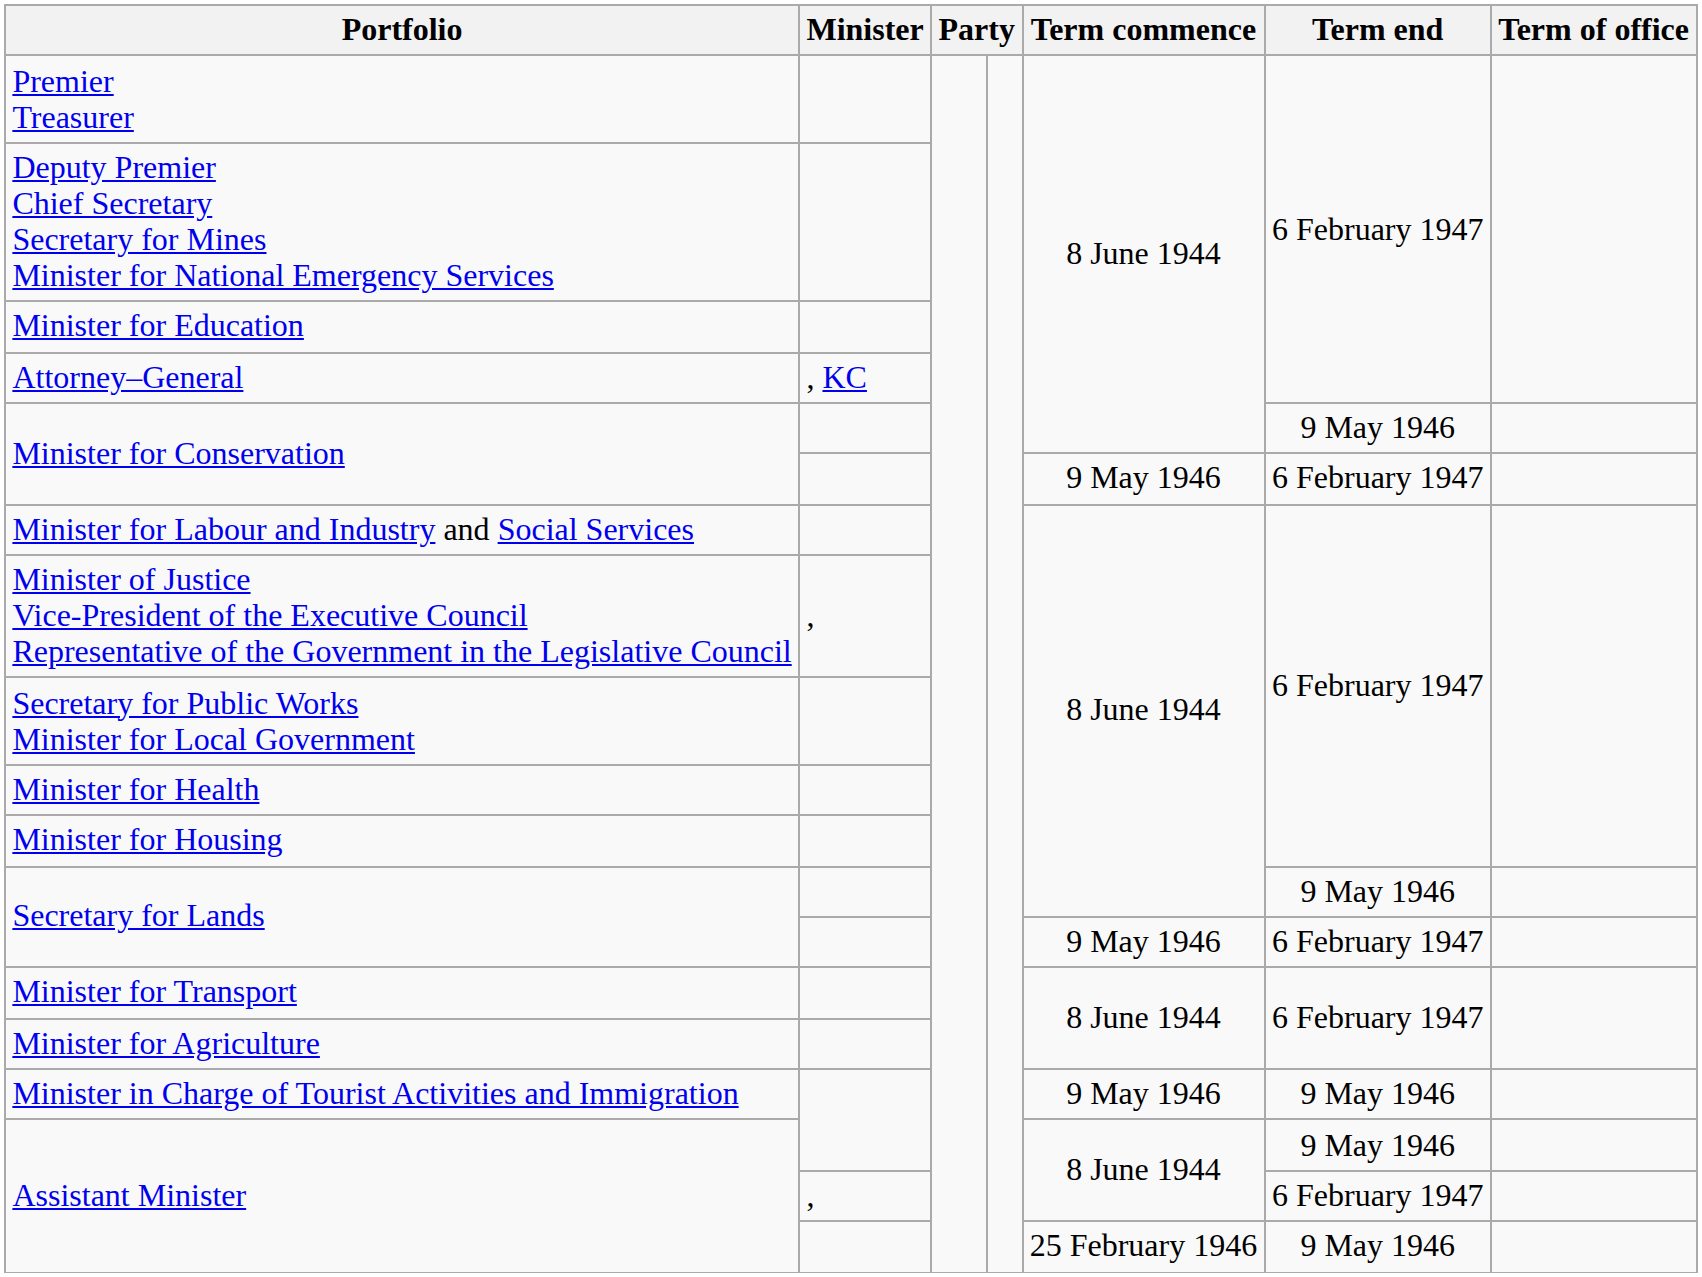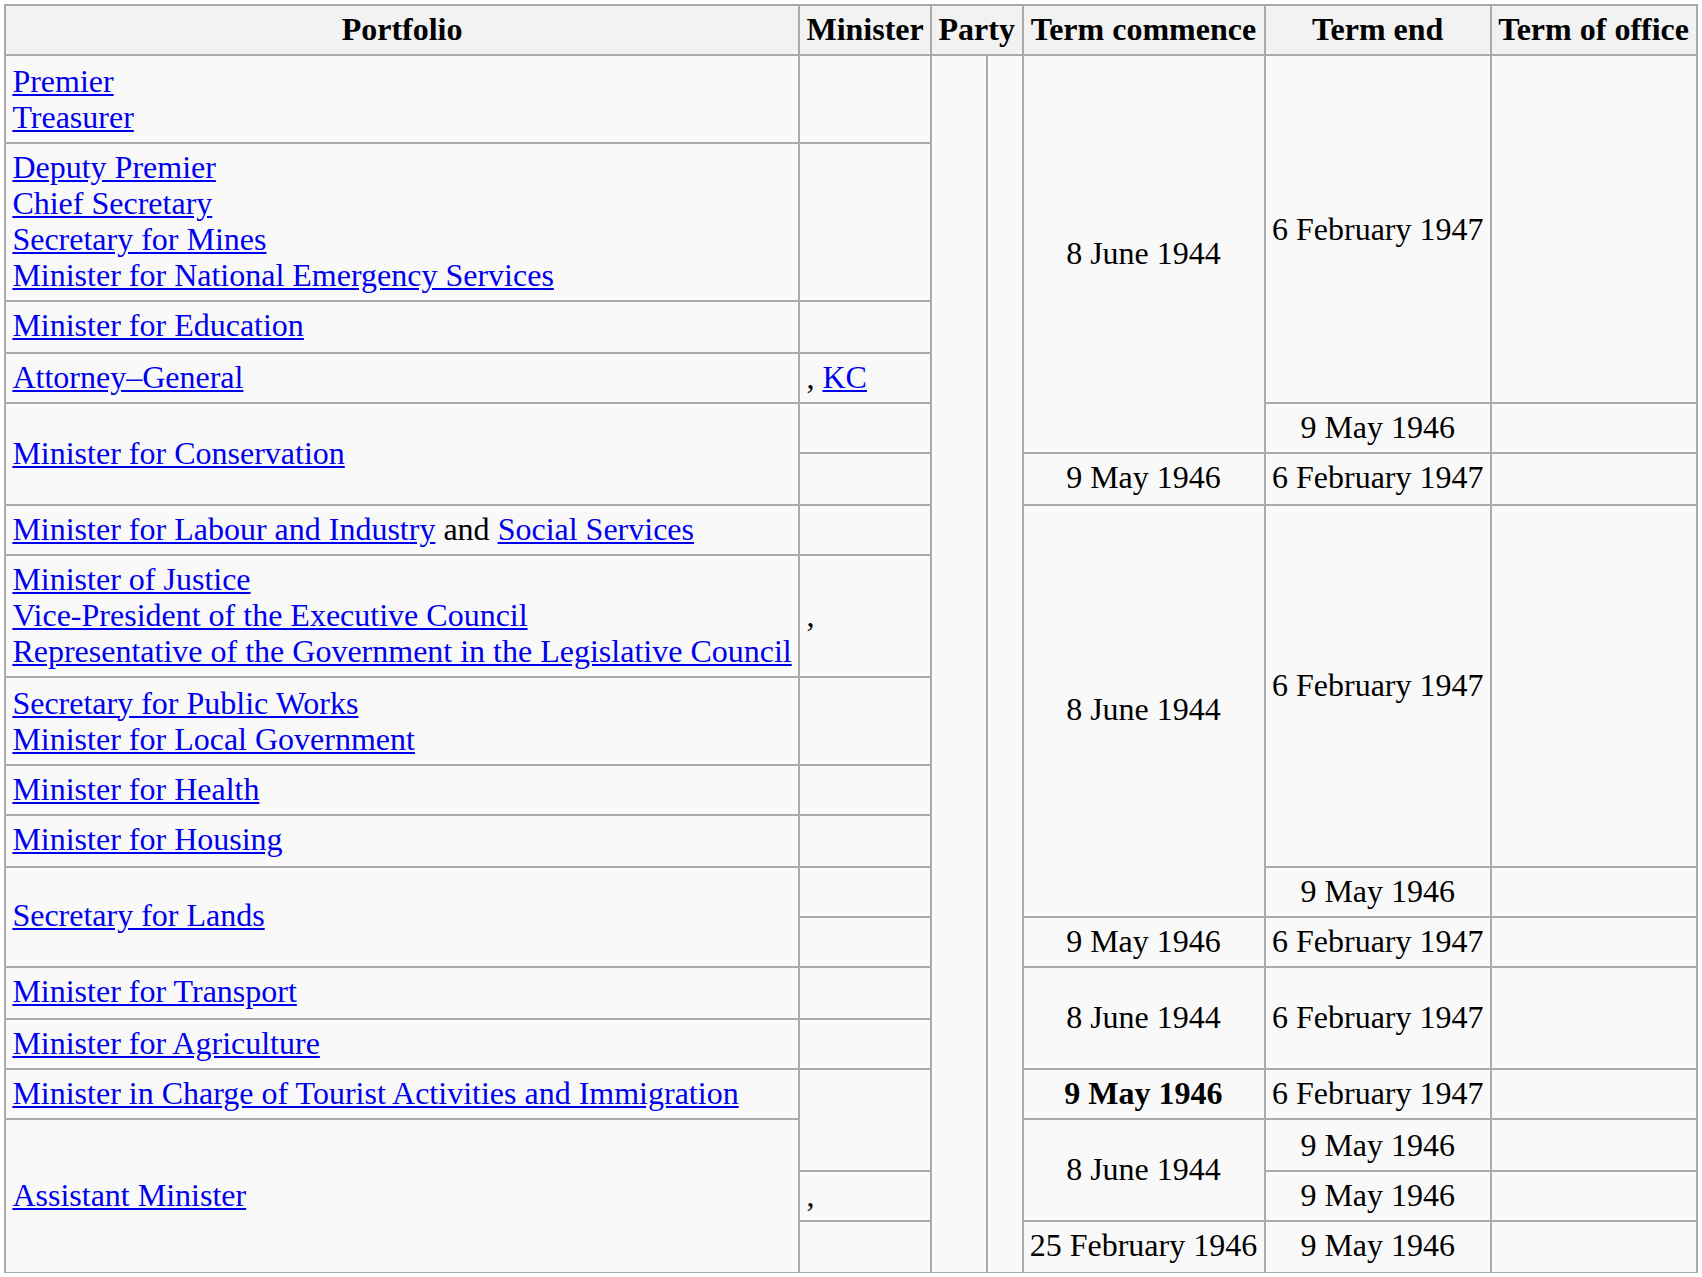(1143, 1093) normal -> (1143, 1093) bold
(1378, 1093) 9 May 1946 -> (1378, 1093) 6 February 1947
(1378, 1195) 6 February 1947 -> (1378, 1195) 9 May 1946
